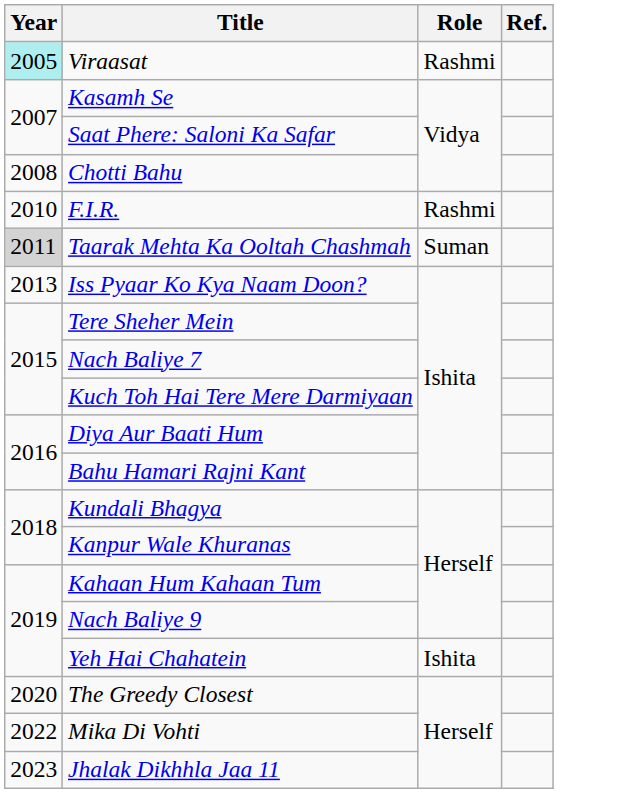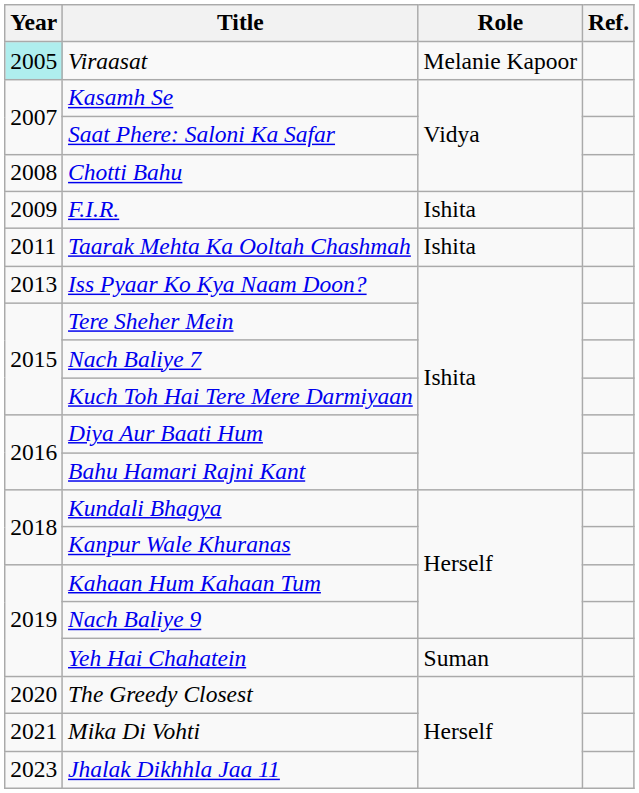(460, 60) Rashmi -> (500, 60) Melanie Kapoor
(34, 209) 2010 -> (34, 209) 2009
(460, 209) Rashmi -> (450, 209) Ishita
(33, 246) lightgrey background -> (33, 246) no background
(456, 246) Suman -> (450, 246) Ishita
(450, 657) Ishita -> (456, 657) Suman
(34, 731) 2022 -> (34, 731) 2021
